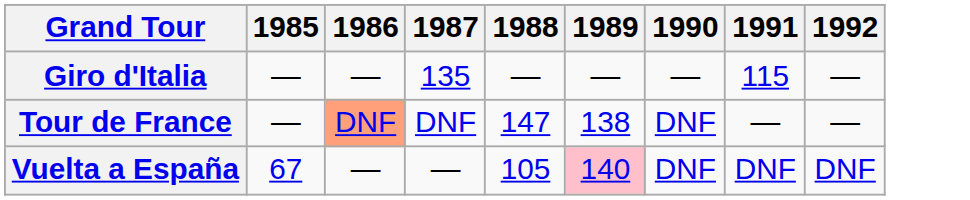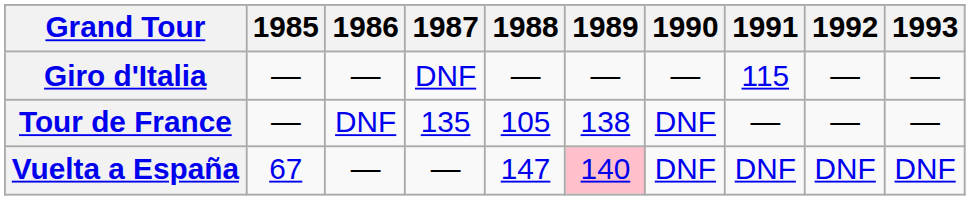+ column: (925, 28)
(446, 75) 135 -> (446, 75) DNF
(366, 122) lightsalmon background -> (366, 122) no background
(446, 122) DNF -> (446, 122) 135
(526, 122) 147 -> (526, 122) 105
(526, 169) 105 -> (526, 169) 147
